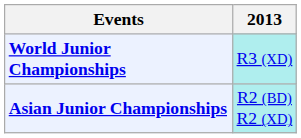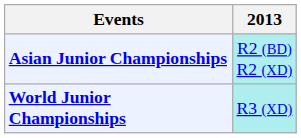rows swapped: (118, 108) <-> (67, 58)
